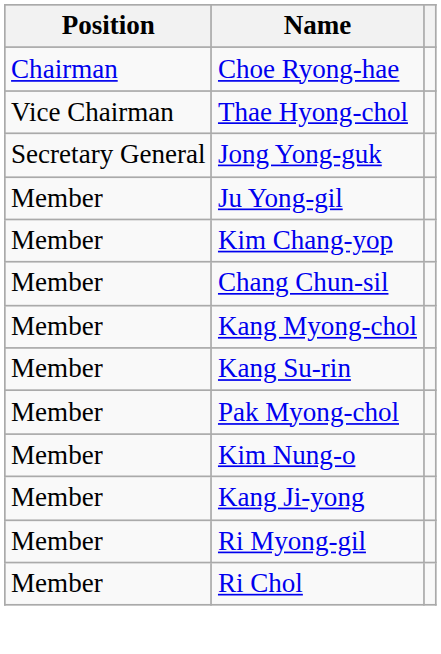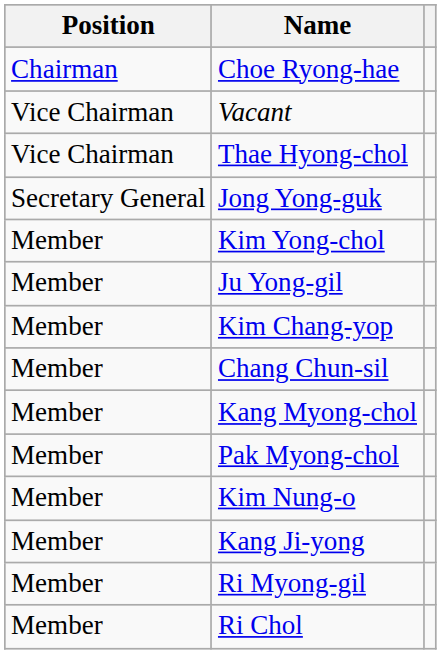+ row: (255, 111)
+ row: (301, 240)
- row: (284, 369)
